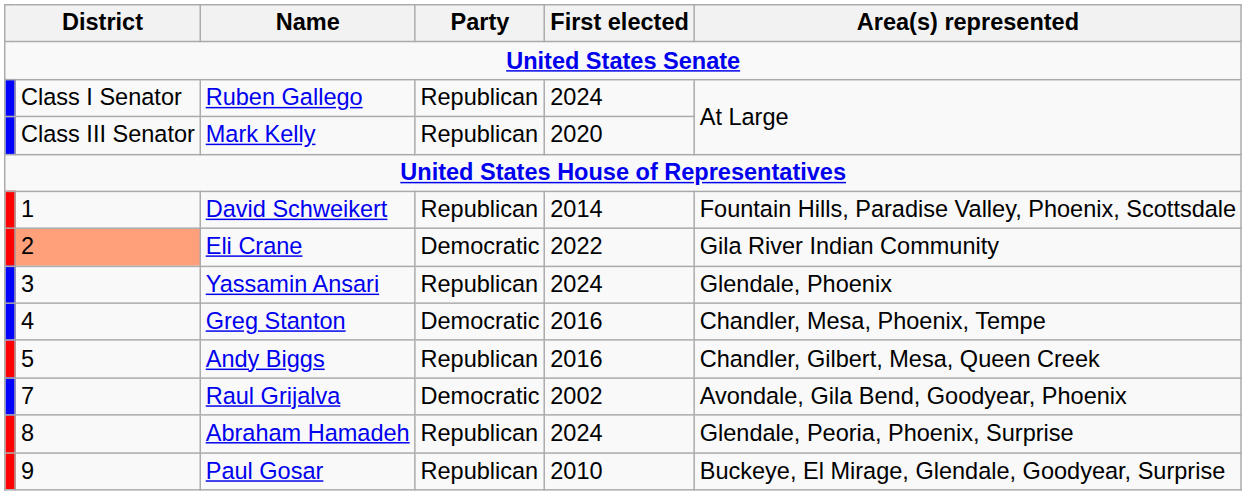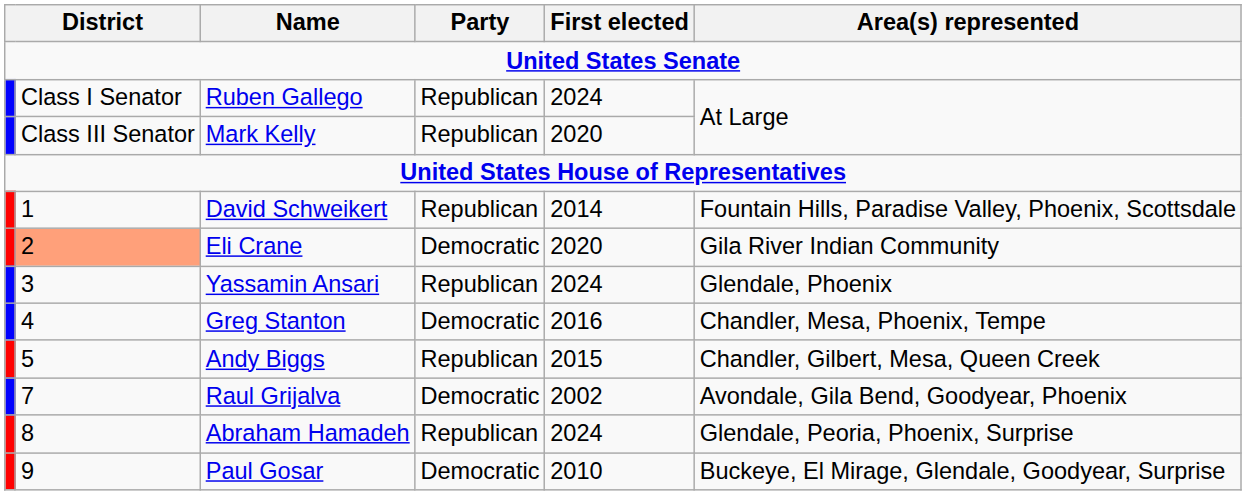(576, 246) 2022 -> (576, 246) 2020
(576, 358) 2016 -> (576, 358) 2015
(479, 470) Republican -> (480, 470) Democratic
